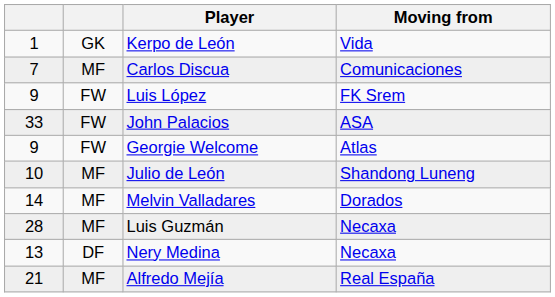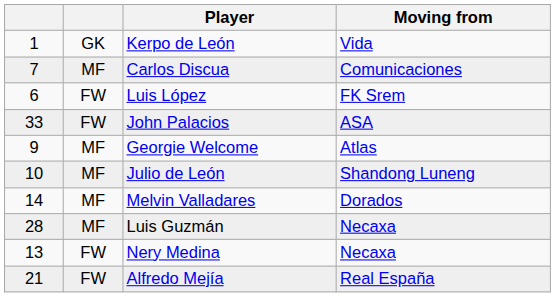(34, 95) 9 -> (34, 95) 6
(93, 148) FW -> (93, 148) MF
(93, 252) DF -> (93, 252) FW
(93, 278) MF -> (93, 278) FW
